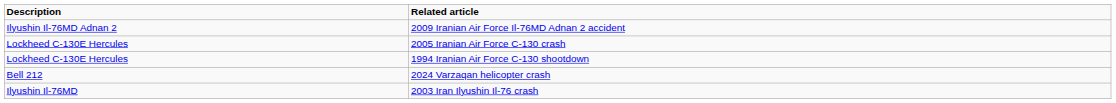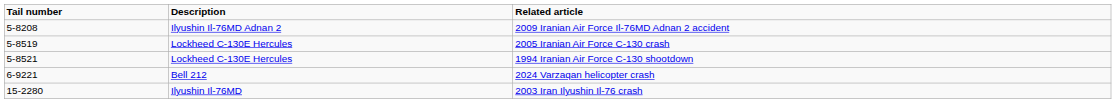+ column: (34, 12)
